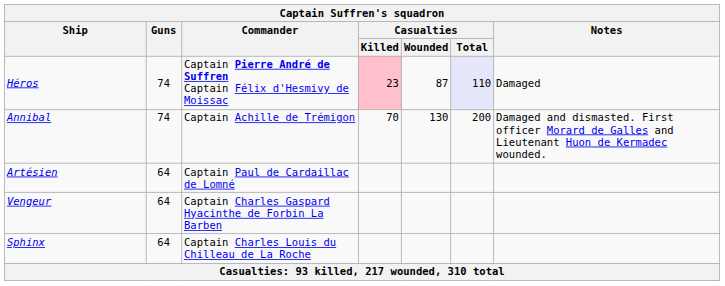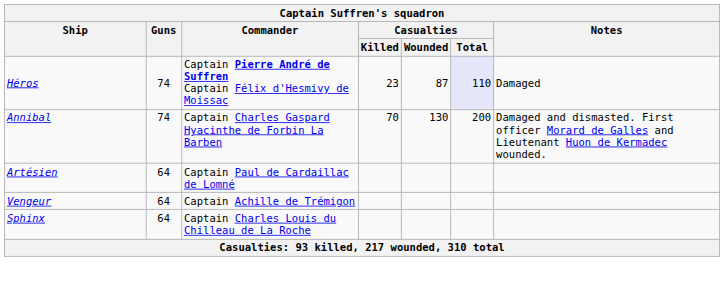(393, 83) pink background -> (393, 83) no background
(270, 118) Captain Achille de Trémigon -> (257, 130) Captain Charles Gaspard Hyacinthe de Forbin La Barben
(257, 213) Captain Charles Gaspard Hyacinthe de Forbin La Barben -> (270, 201) Captain Achille de Trémigon
